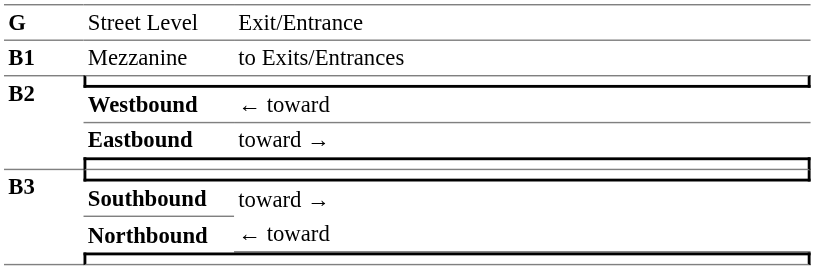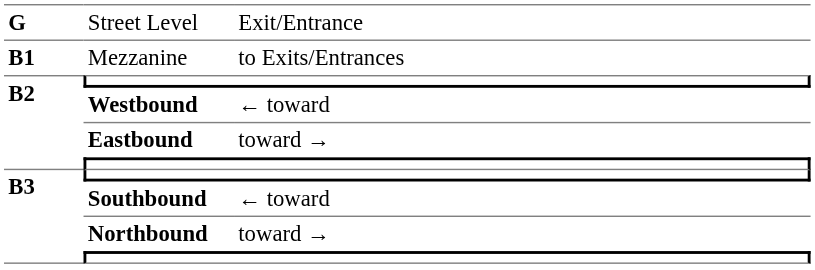(284, 199) toward → -> (284, 198) ← toward
(284, 233) ← toward -> (284, 233) toward →
